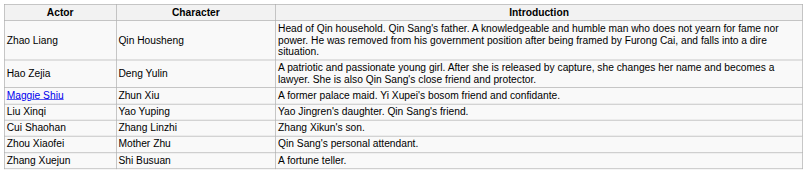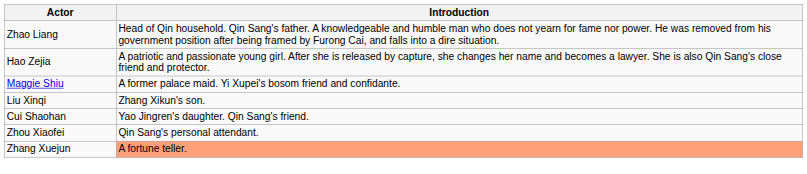- column: (196, 12)
(373, 112) Yao Jingren's daughter. Qin Sang's friend. -> (162, 100) Zhang Xikun's son.
(321, 128) Zhang Xikun's son. -> (214, 116) Yao Jingren's daughter. Qin Sang's friend.
(312, 160) no background -> (153, 149) lightsalmon background
